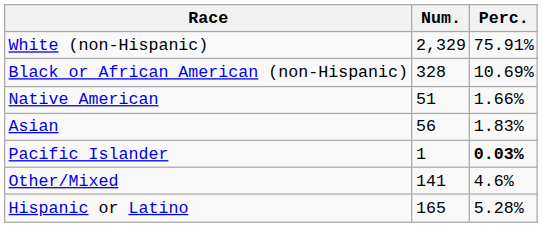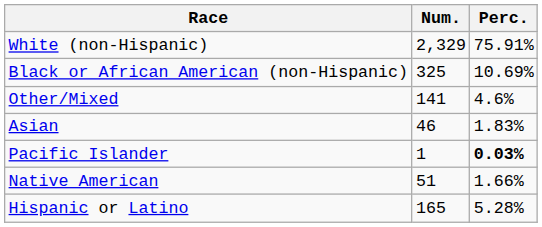(431, 72) 328 -> (431, 72) 325
rows swapped: (83, 100) <-> (64, 181)
(426, 127) 56 -> (426, 127) 46
